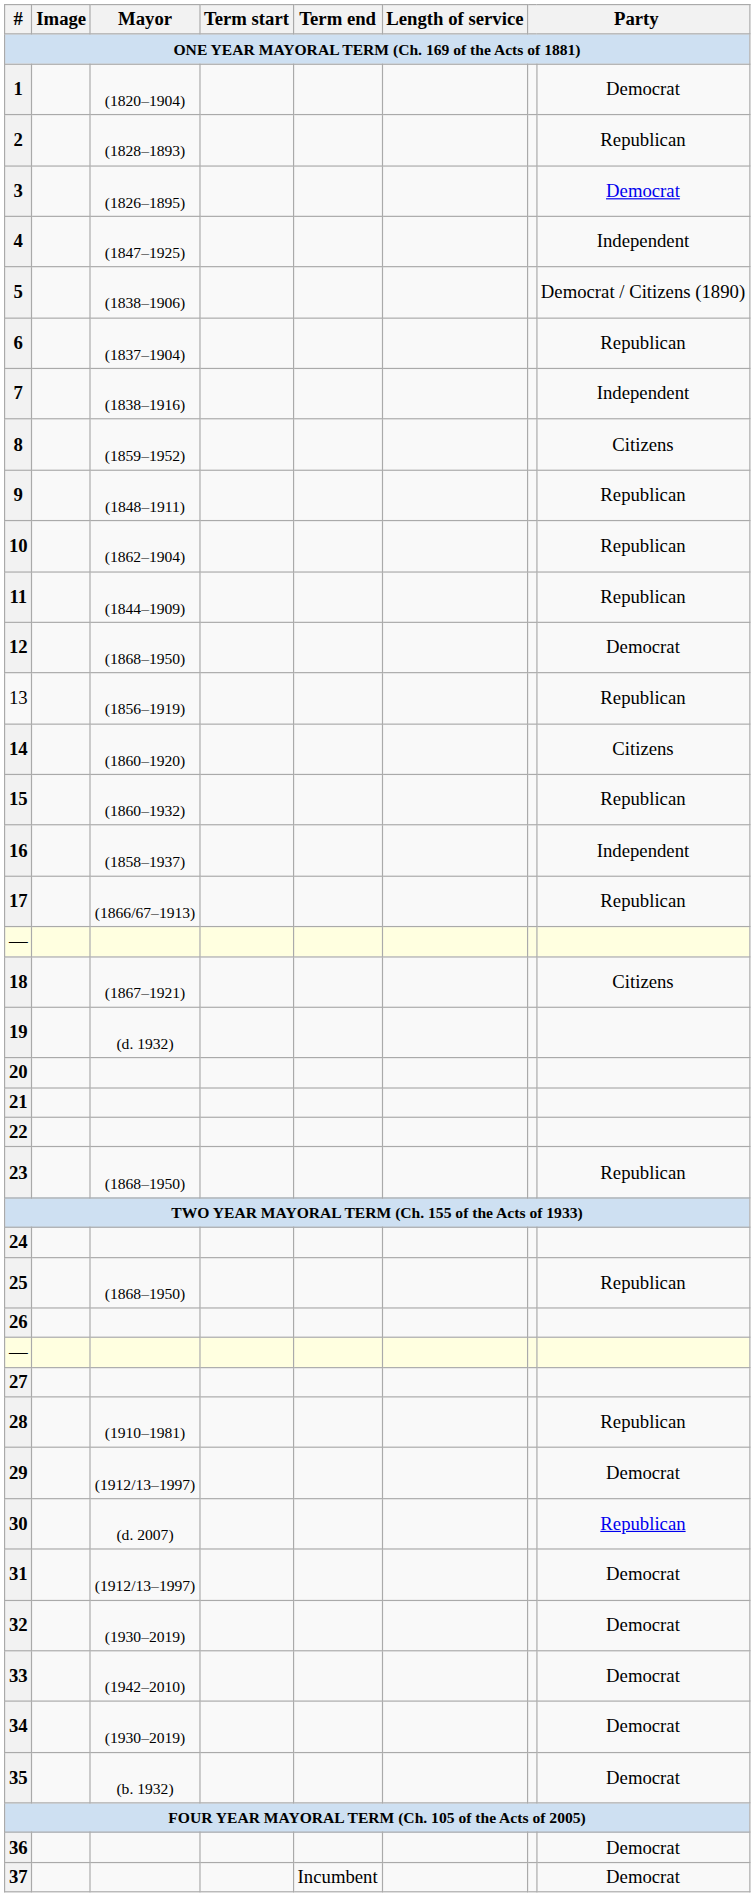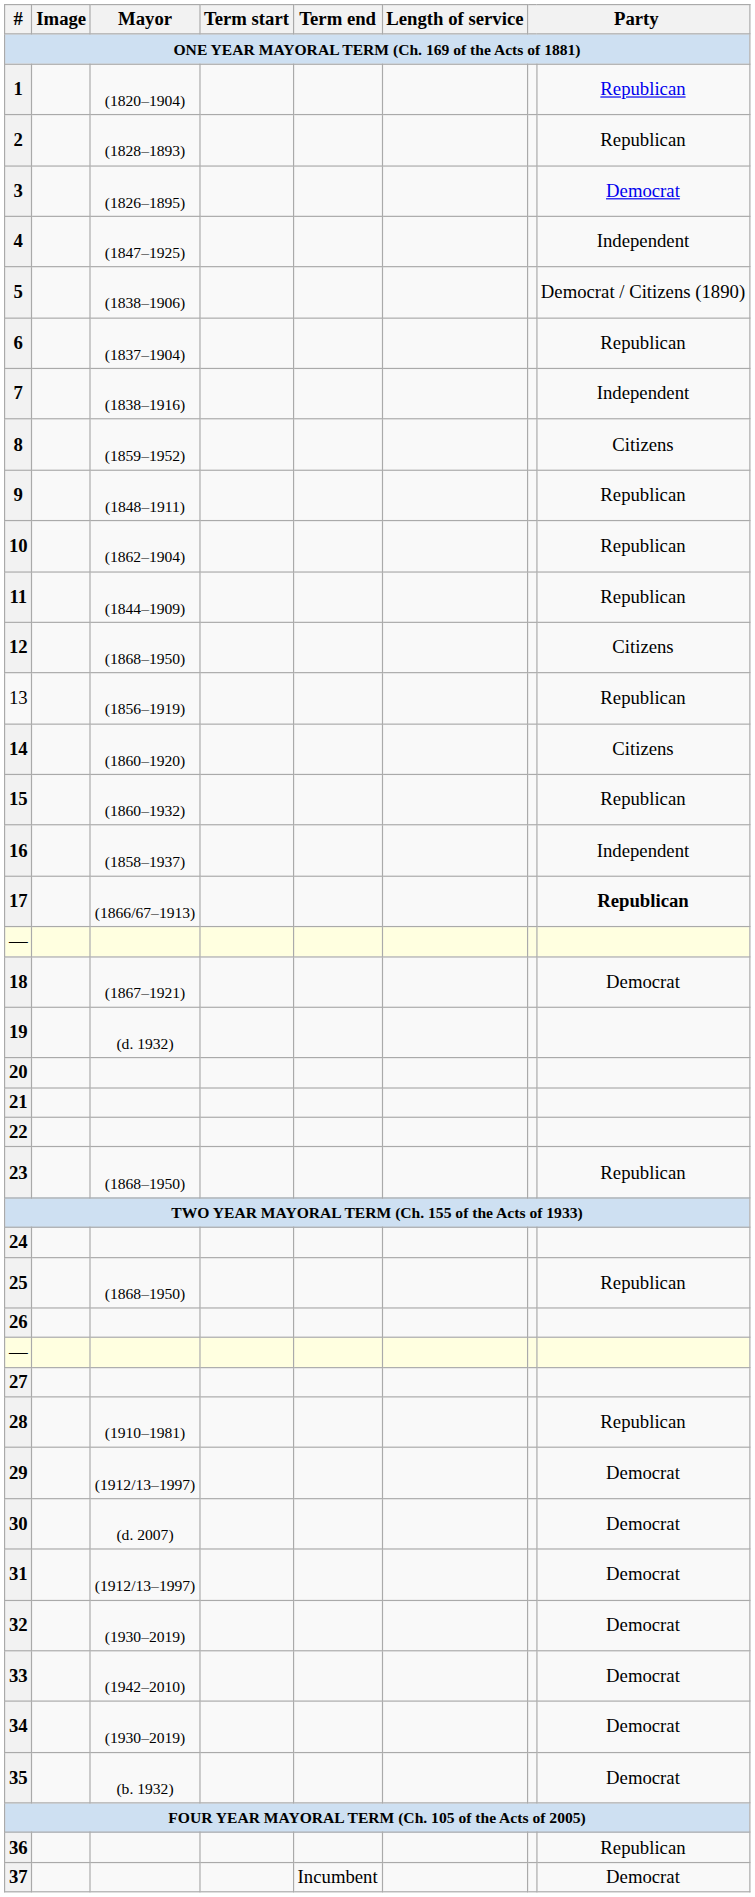(643, 89) Democrat -> (643, 89) Republican
(643, 647) Democrat -> (643, 647) Citizens
(643, 901) normal -> (643, 901) bold
(643, 981) Citizens -> (643, 981) Democrat
(643, 1523) Republican -> (643, 1523) Democrat
(643, 1847) Democrat -> (643, 1847) Republican
